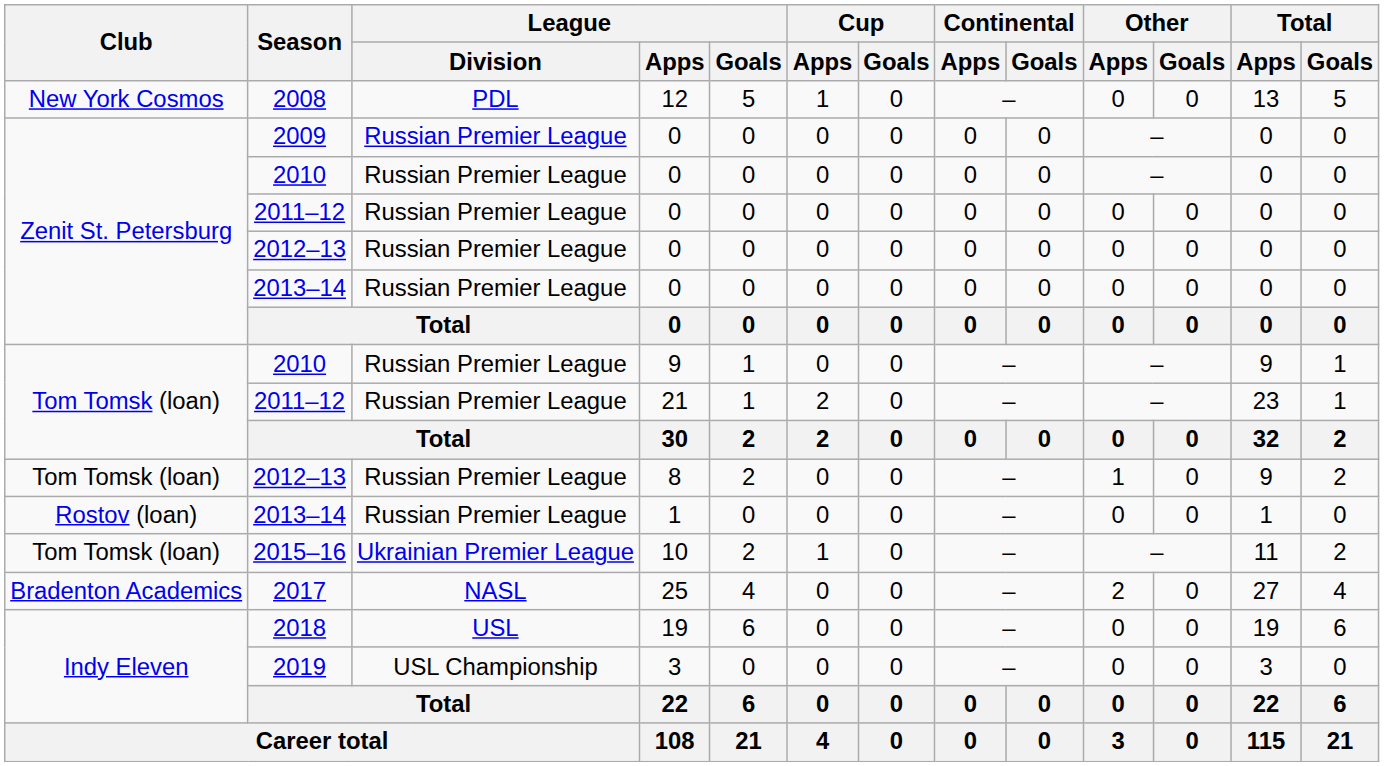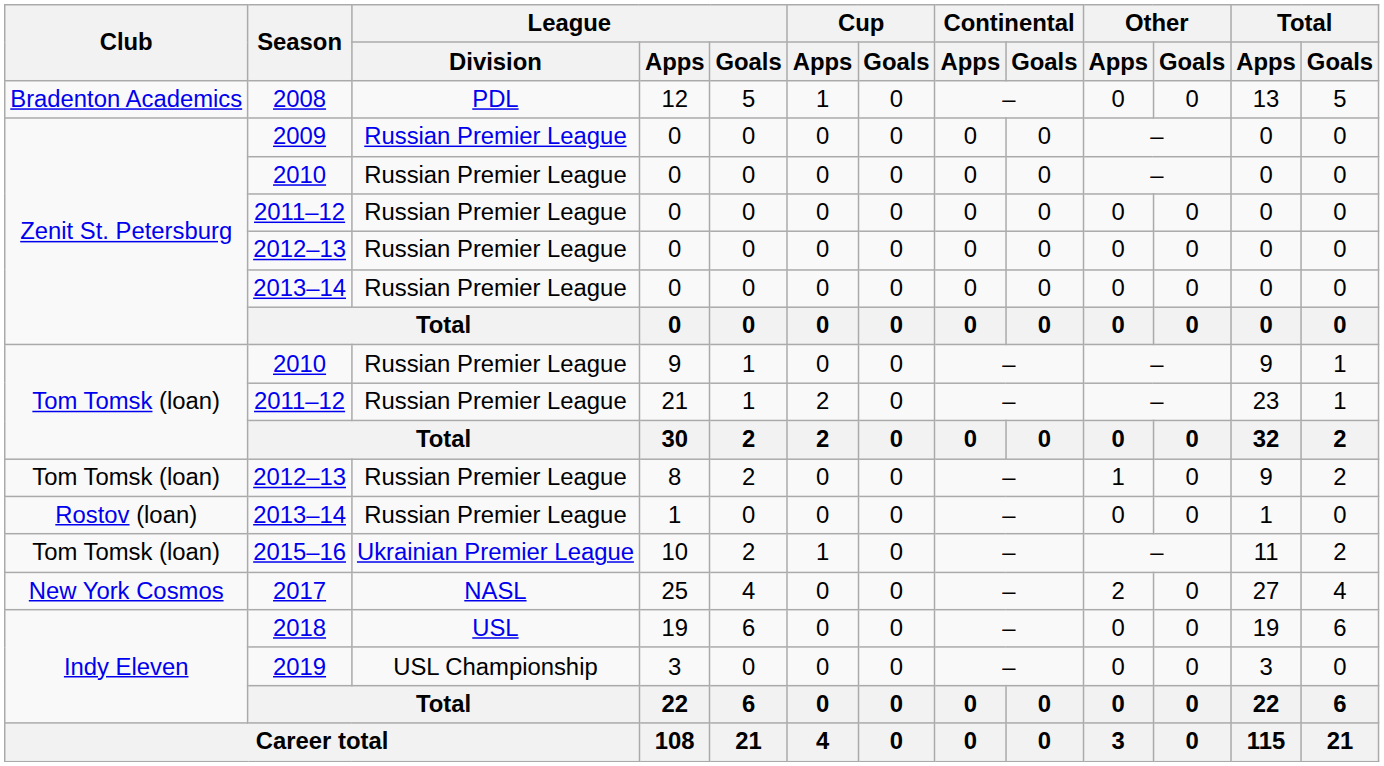(126, 99) New York Cosmos -> (126, 99) Bradenton Academics
(126, 590) Bradenton Academics -> (126, 590) New York Cosmos
